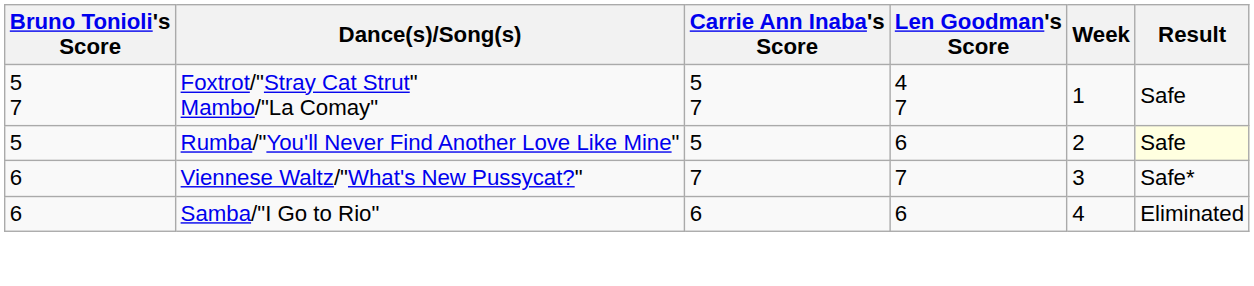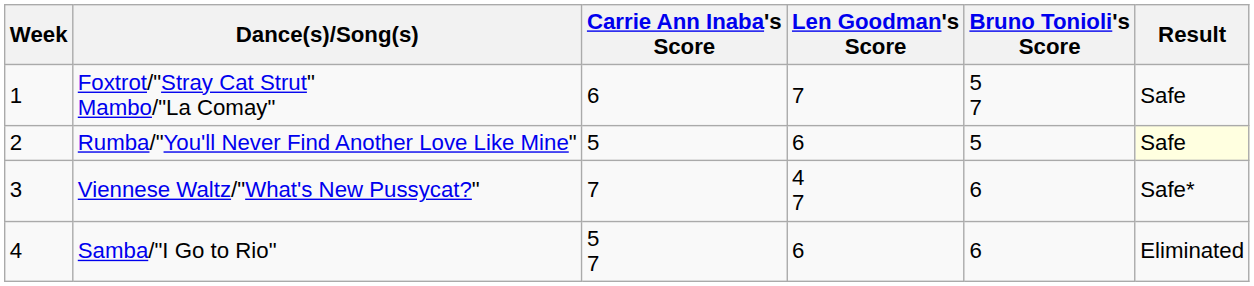columns swapped: (1101, 34) <-> (90, 34)
(696, 94) 5 7 -> (593, 94) 6
(901, 94) 4 7 -> (798, 94) 7
(901, 177) 7 -> (798, 190) 4 7
(696, 213) 6 -> (593, 250) 5 7
